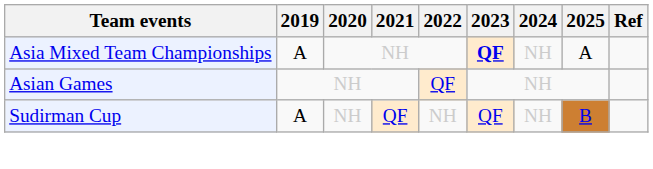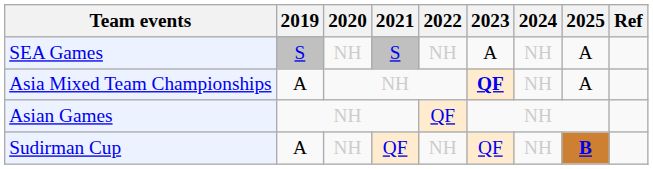+ row: (56, 52)
(586, 116) normal -> (586, 148) bold
